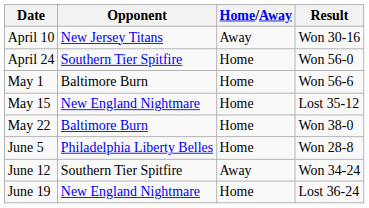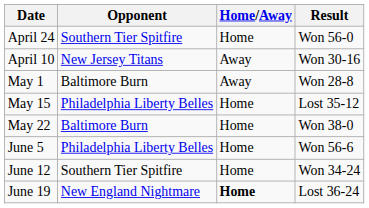rows swapped: (31, 37) <-> (31, 59)
(237, 81) Home -> (236, 81) Away
(326, 81) Won 56-6 -> (326, 81) Won 28-8
(130, 103) New England Nightmare -> (137, 103) Philadelphia Liberty Belles
(326, 147) Won 28-8 -> (326, 147) Won 56-6
(236, 170) Away -> (237, 170) Home
(237, 192) normal -> (237, 192) bold
